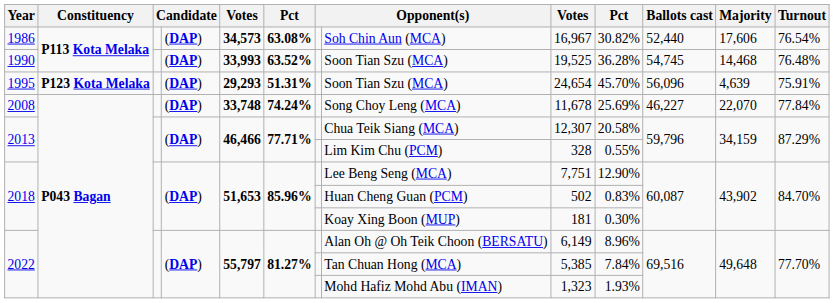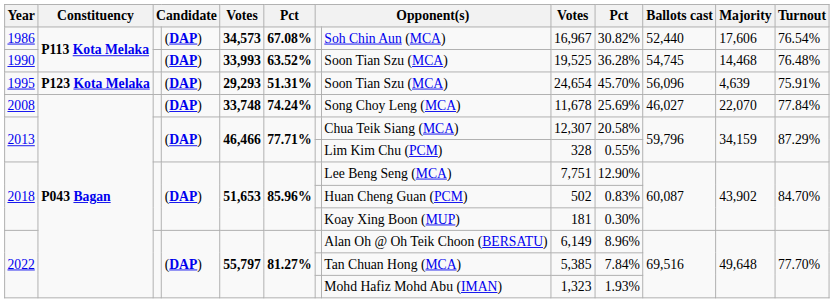(289, 38) 63.08% -> (289, 38) 67.08%
(665, 106) 46,227 -> (665, 106) 46,027
